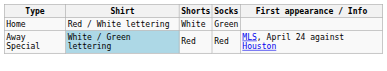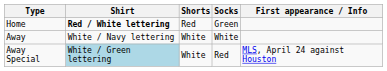(119, 24) normal -> (119, 24) bold
(193, 24) White -> (189, 24) Red
+ row: (16, 37)
(189, 42) Red -> (193, 55) White
